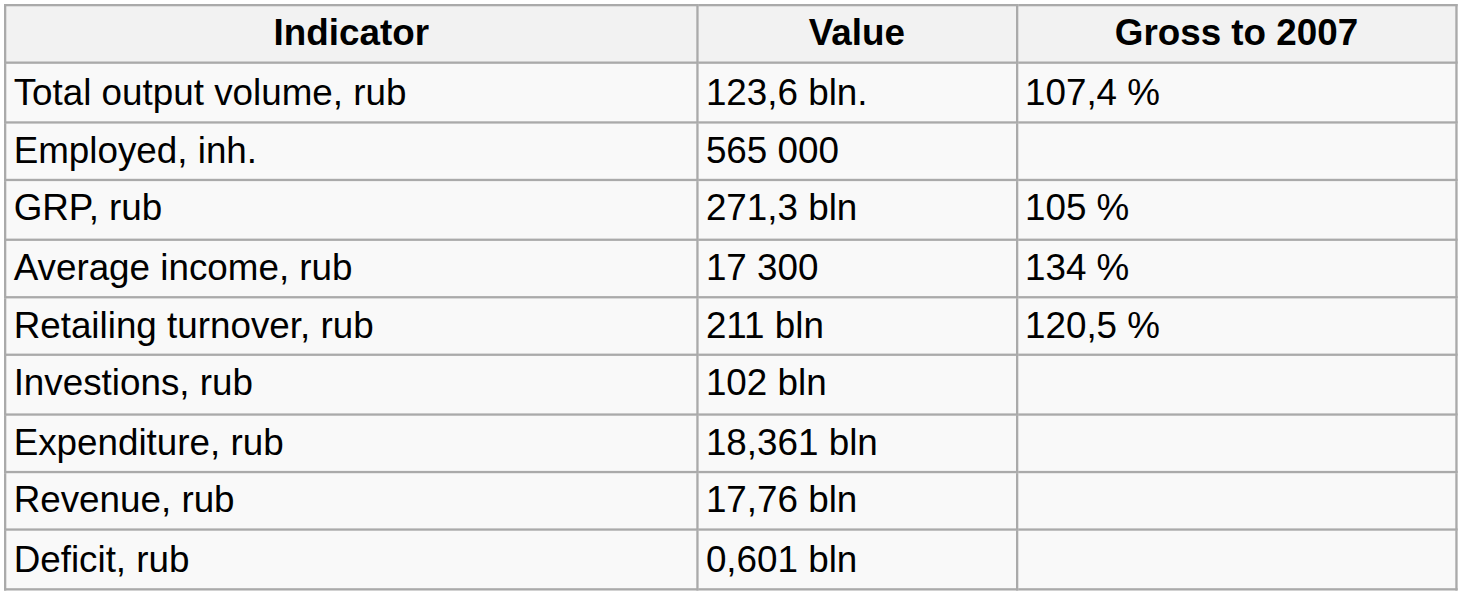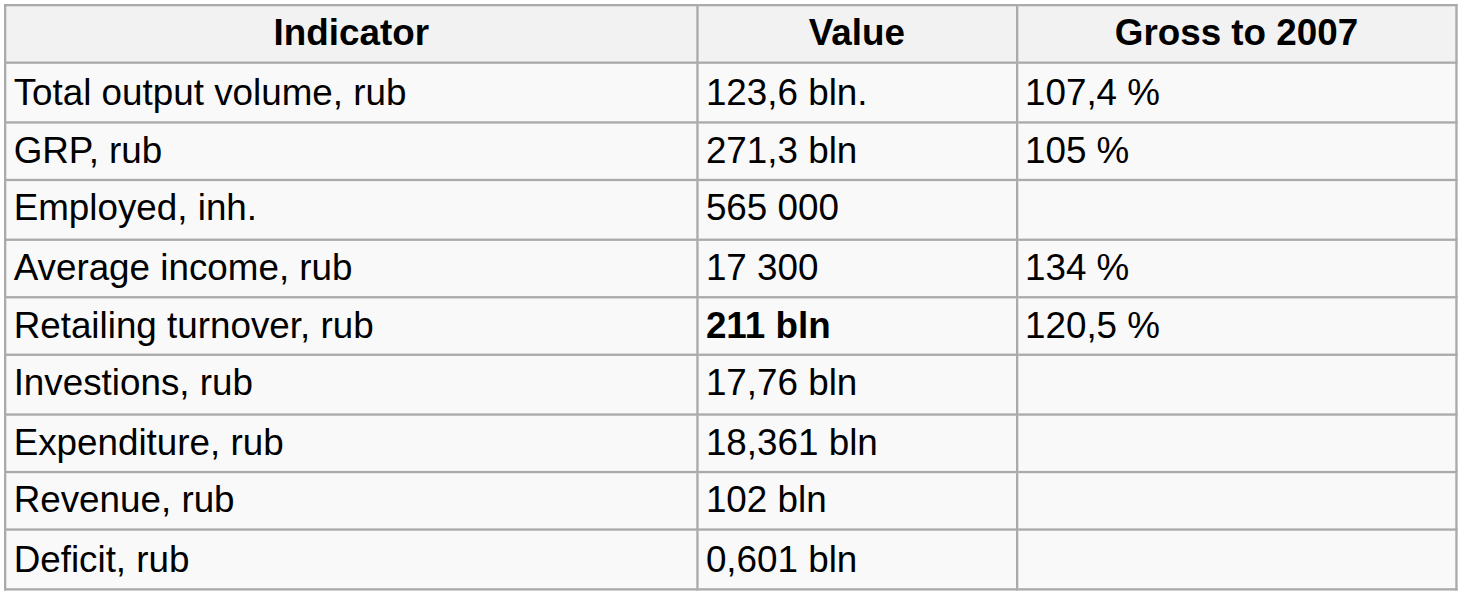rows swapped: (135, 150) <-> (88, 208)
(765, 325) normal -> (768, 325) bold
(766, 383) 102 bln -> (782, 383) 17,76 bln
(782, 500) 17,76 bln -> (766, 500) 102 bln
